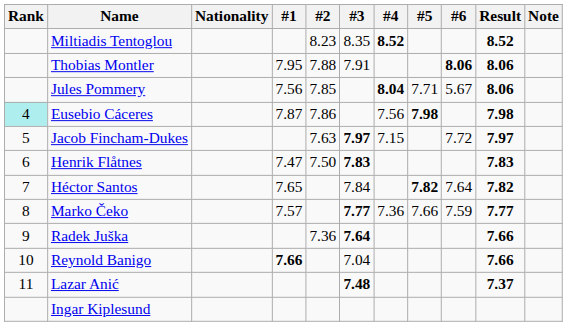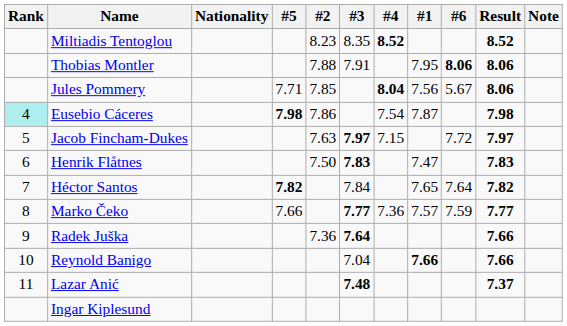columns swapped: (289, 16) <-> (425, 16)
(391, 114) 7.56 -> (391, 114) 7.54
